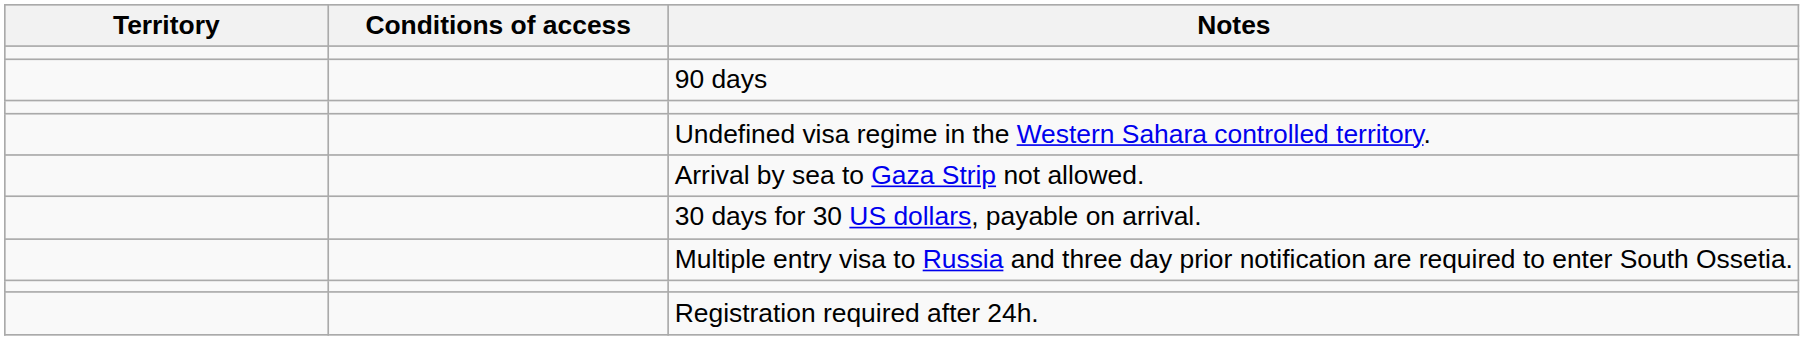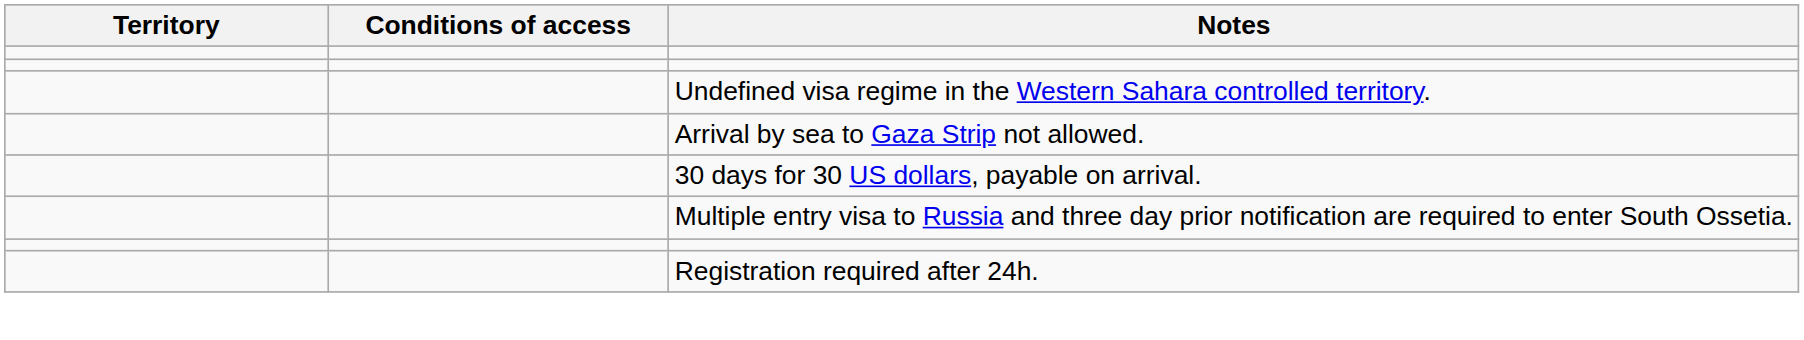- row: (166, 80)
